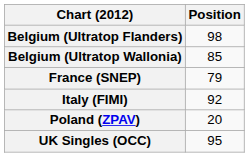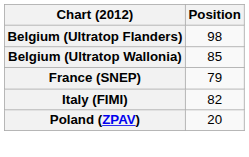(215, 99) 92 -> (215, 99) 82
- row: (95, 141)
